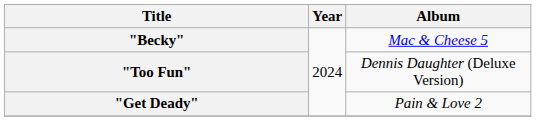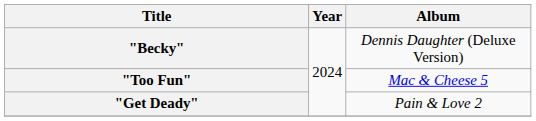(438, 39) Mac & Cheese 5 -> (438, 48) Dennis Daughter (Deluxe Version)
(438, 71) Dennis Daughter (Deluxe Version) -> (438, 80) Mac & Cheese 5
